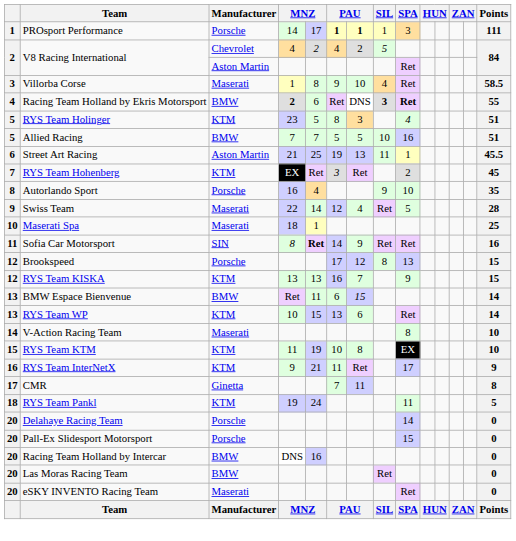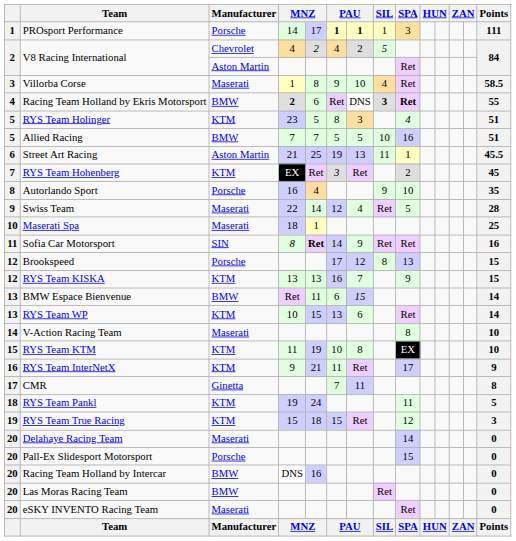+ row: (74, 420)
(229, 420) Porsche -> (230, 438) Maserati
